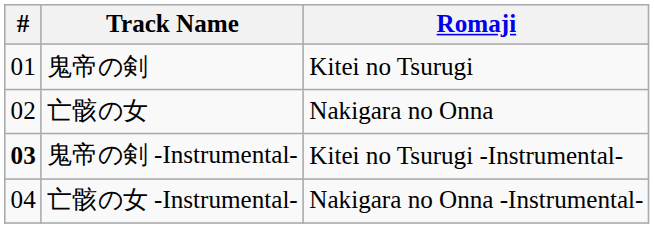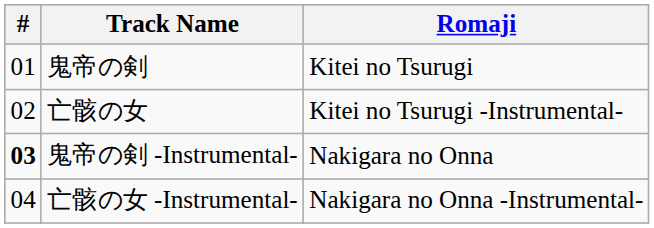(401, 111) Nakigara no Onna -> (466, 111) Kitei no Tsurugi -Instrumental-
(466, 155) Kitei no Tsurugi -Instrumental- -> (401, 155) Nakigara no Onna
